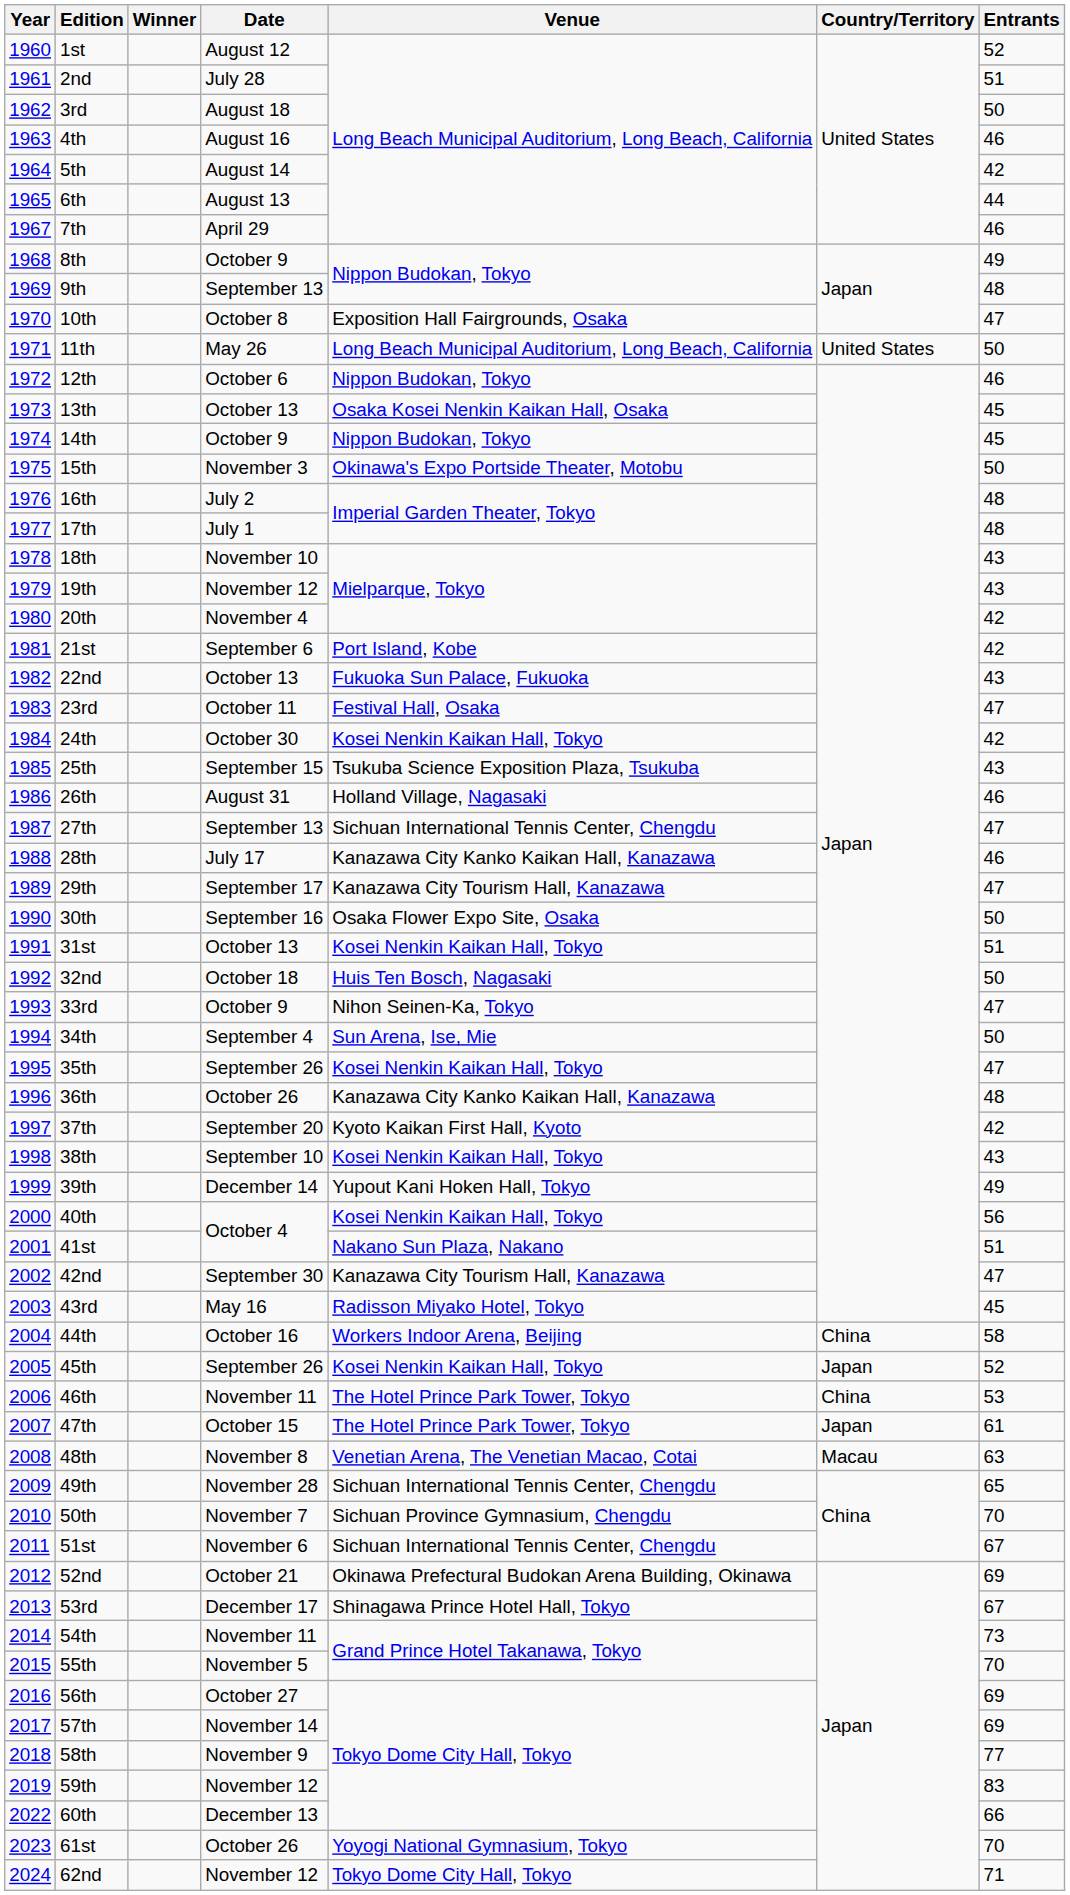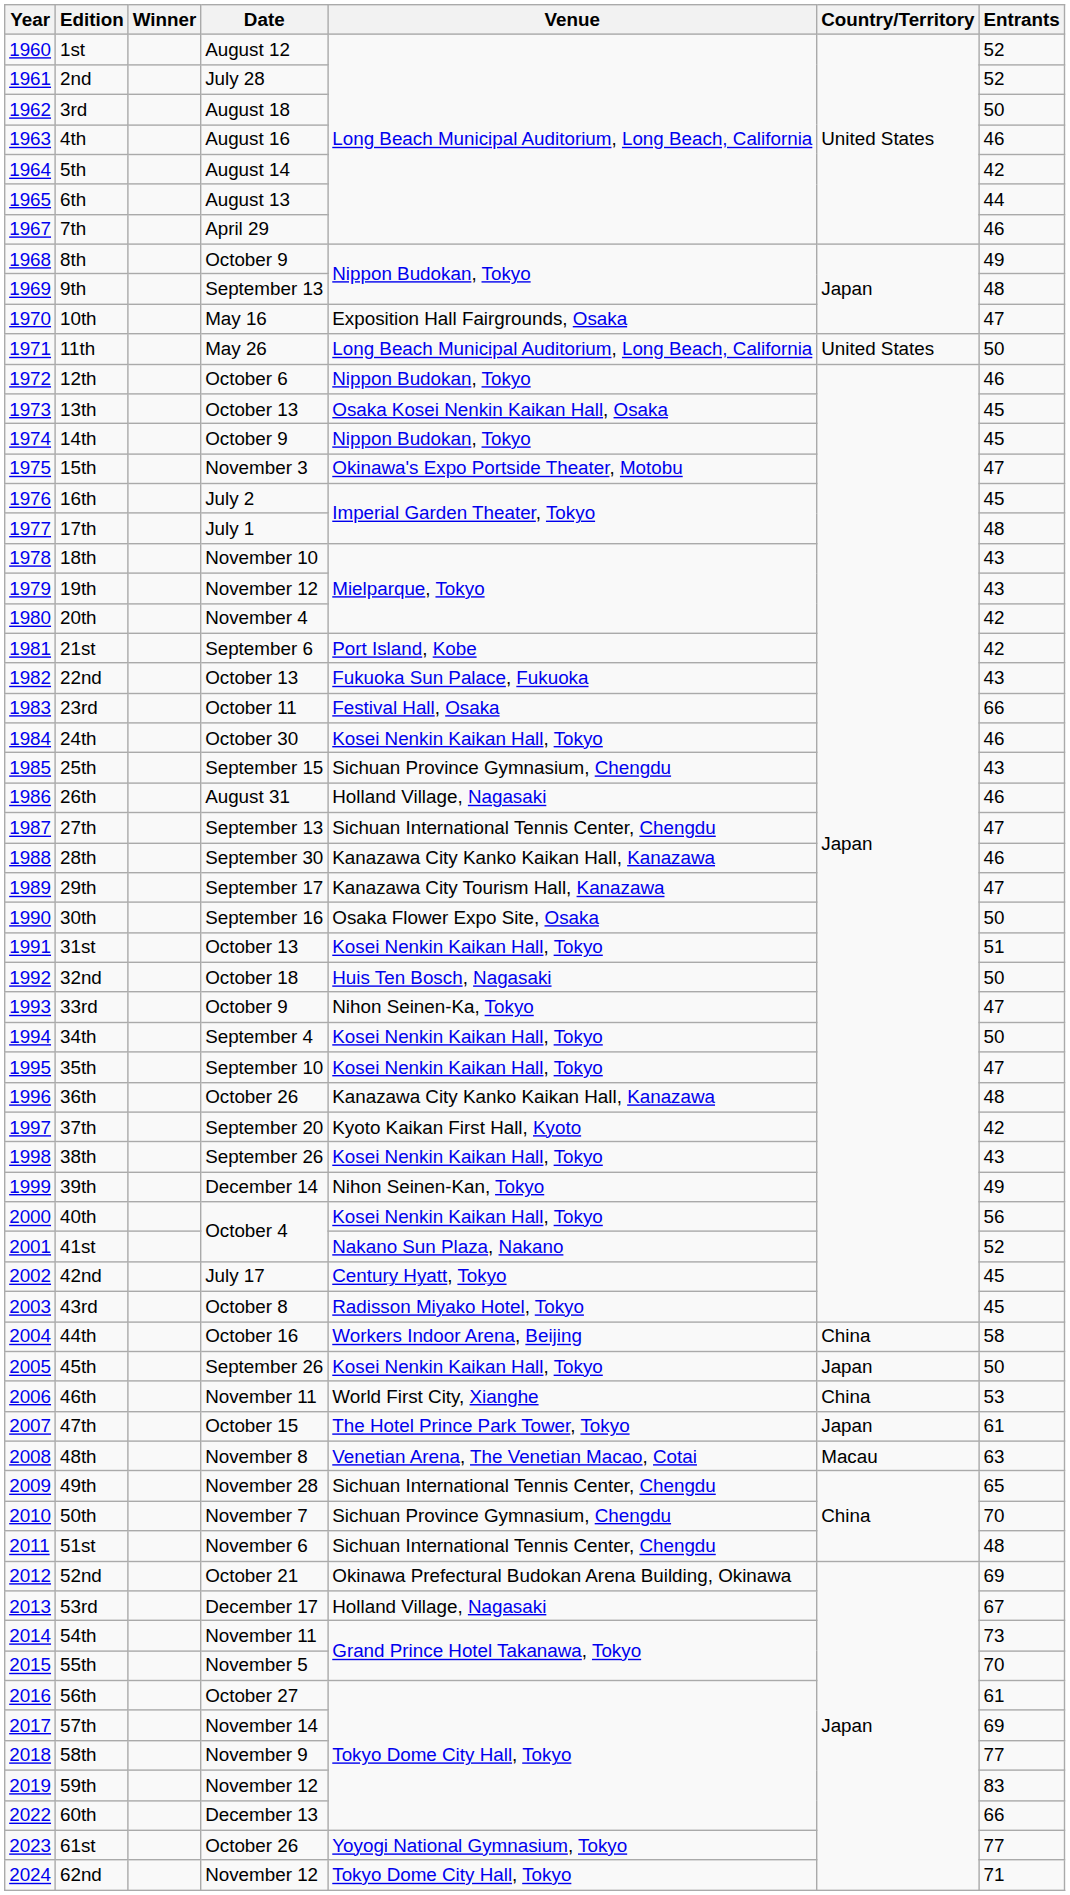(994, 80) 51 -> (994, 80) 52
(246, 319) October 8 -> (236, 319) May 16
(994, 469) 50 -> (994, 469) 47
(994, 499) 48 -> (994, 499) 45
(994, 708) 47 -> (994, 708) 66
(994, 738) 42 -> (994, 738) 46
(516, 768) Tsukuba Science Exposition Plaza, Tsukuba -> (502, 768) Sichuan Province Gymnasium, Chengdu
(235, 858) July 17 -> (264, 858) September 30
(414, 1038) Sun Arena, Ise, Mie -> (468, 1038) Kosei Nenkin Kaikan Hall, Tokyo
(264, 1067) September 26 -> (264, 1067) September 10
(264, 1157) September 10 -> (264, 1157) September 26
(461, 1187) Yupout Kani Hoken Hall, Tokyo -> (438, 1187) Nihon Seinen-Kan, Tokyo
(994, 1247) 51 -> (994, 1247) 52
(264, 1277) September 30 -> (235, 1277) July 17
(498, 1277) Kanazawa City Tourism Hall, Kanazawa -> (419, 1277) Century Hyatt, Tokyo
(994, 1277) 47 -> (994, 1277) 45
(236, 1307) May 16 -> (246, 1307) October 8
(994, 1367) 52 -> (994, 1367) 50
(481, 1397) The Hotel Prince Park Tower, Tokyo -> (435, 1397) World First City, Xianghe
(994, 1546) 67 -> (994, 1546) 48
(481, 1606) Shinagawa Prince Hotel Hall, Tokyo -> (439, 1606) Holland Village, Nagasaki
(994, 1696) 69 -> (994, 1696) 61
(994, 1846) 70 -> (994, 1846) 77
